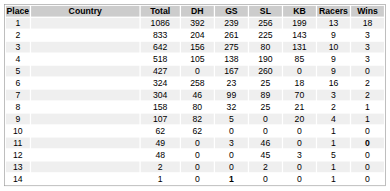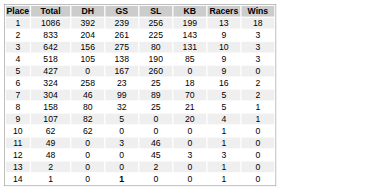- column: (85, 11)
(333, 95) 3 -> (224, 95) 5
(333, 107) 2 -> (224, 107) 5
(367, 143) bold -> (258, 143) normal
(333, 155) 5 -> (224, 155) 3
